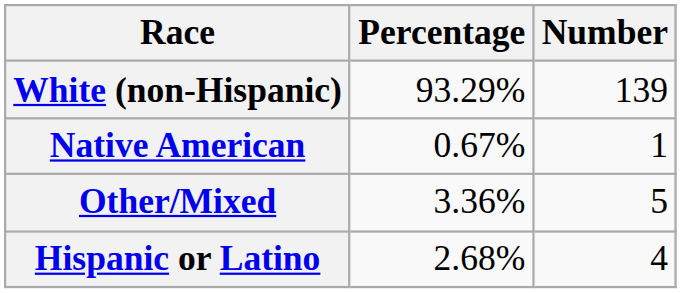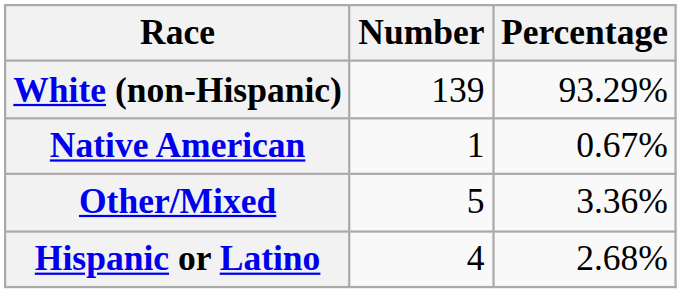columns swapped: (605, 32) <-> (442, 32)
